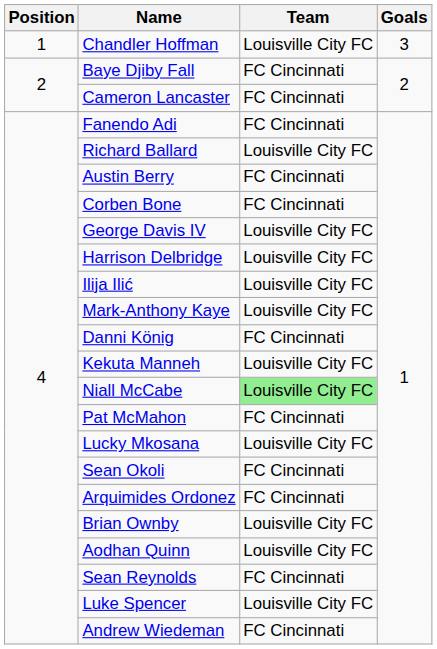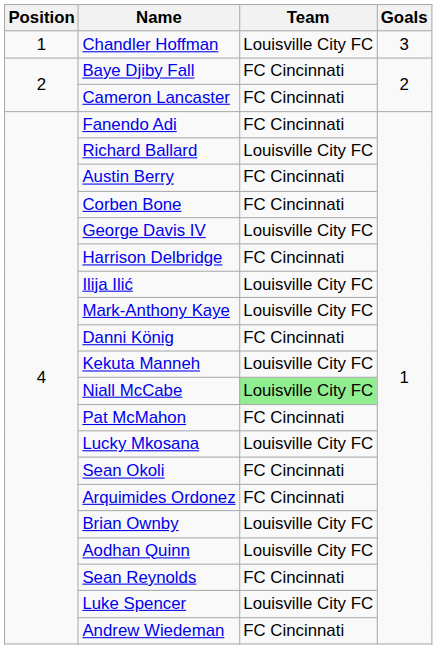(308, 257) Louisville City FC -> (294, 257) FC Cincinnati
